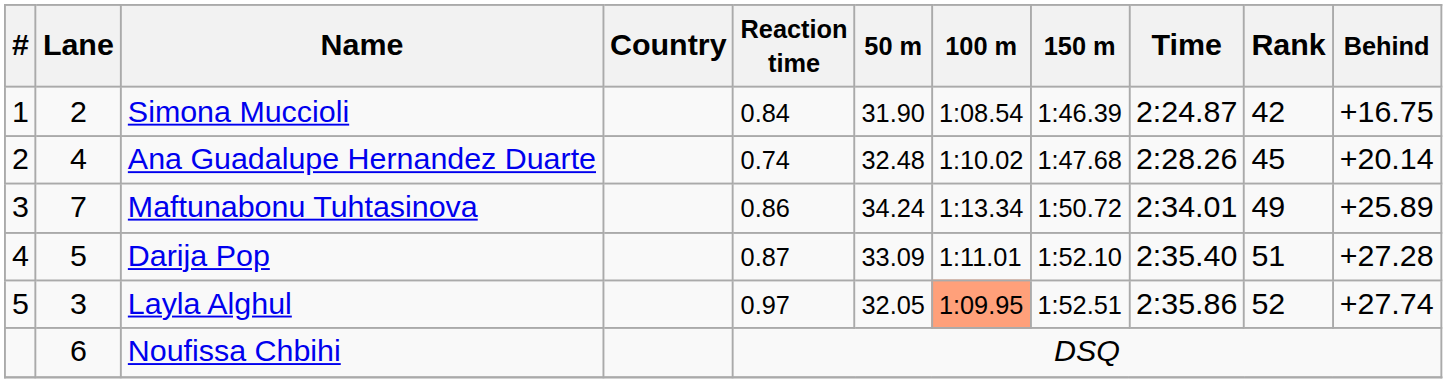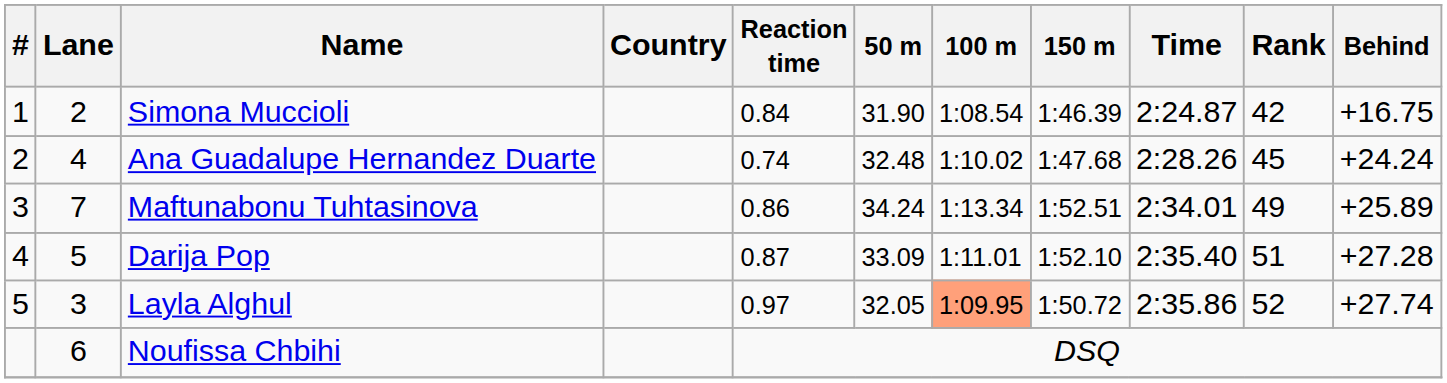(1387, 159) +20.14 -> (1387, 159) +24.24
(1080, 209) 1:50.72 -> (1080, 209) 1:52.51
(1080, 305) 1:52.51 -> (1080, 305) 1:50.72
